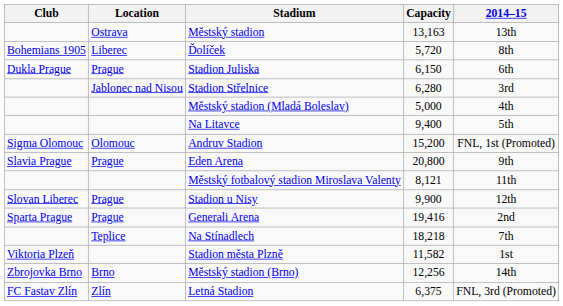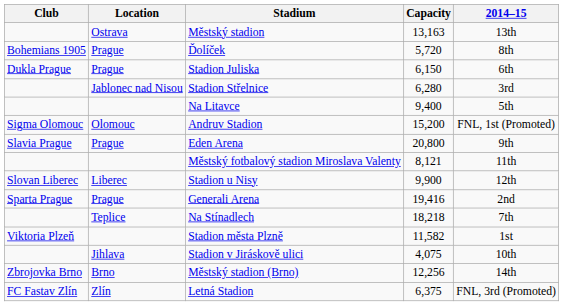(109, 50) Liberec -> (108, 50) Prague
- row: (268, 106)
(108, 198) Prague -> (109, 180) Liberec
+ row: (246, 254)
